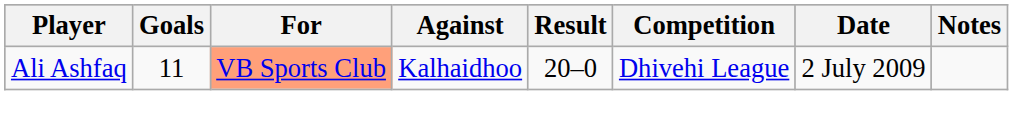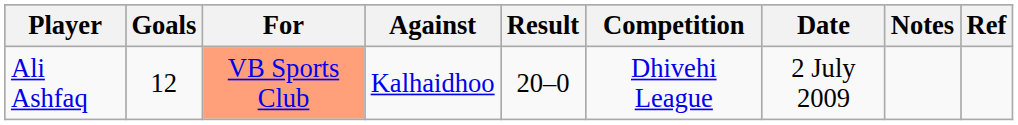+ column: (986, 25)
(172, 67) 11 -> (164, 82) 12
